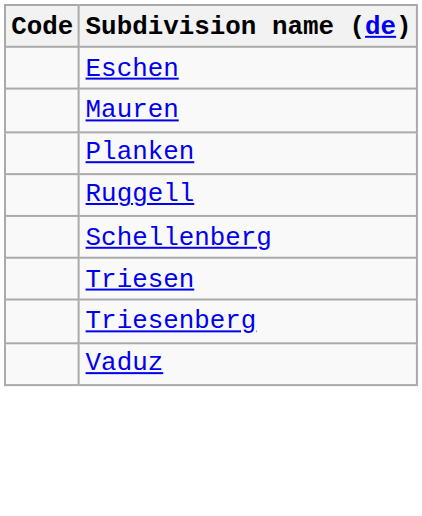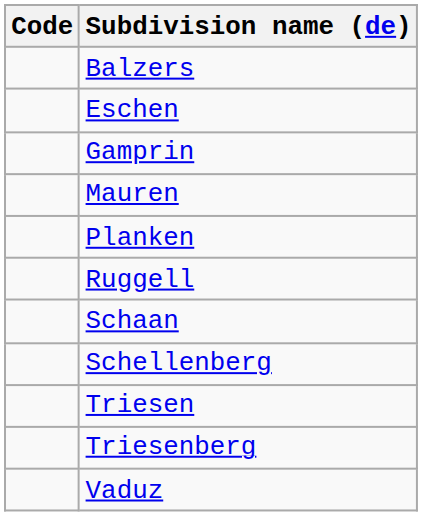+ row: (140, 68)
+ row: (140, 153)
+ row: (132, 321)
